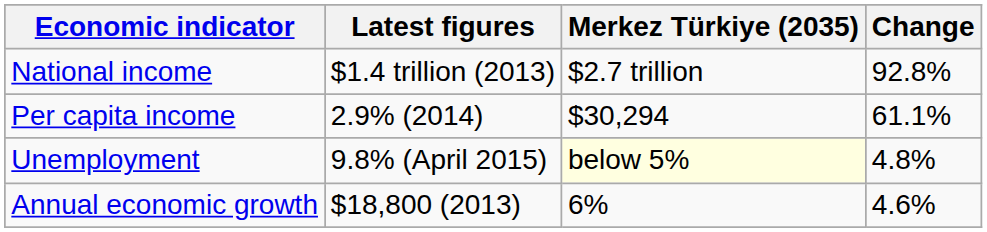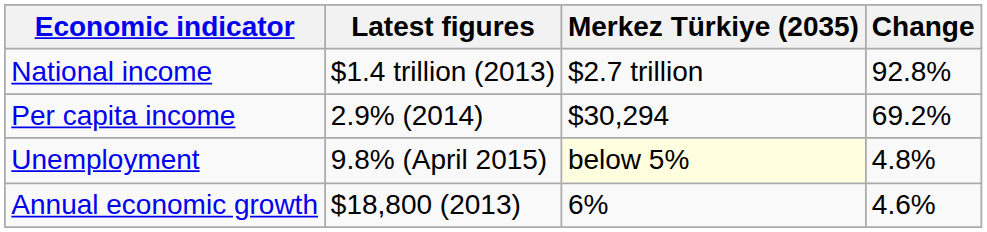(912, 115) 61.1% -> (912, 115) 69.2%
